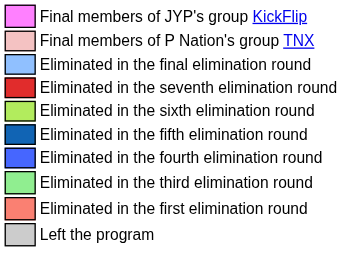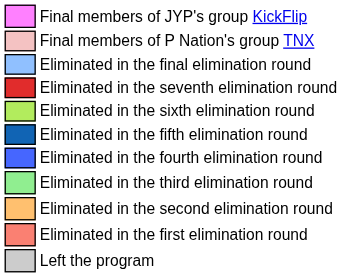+ row: (186, 209)
